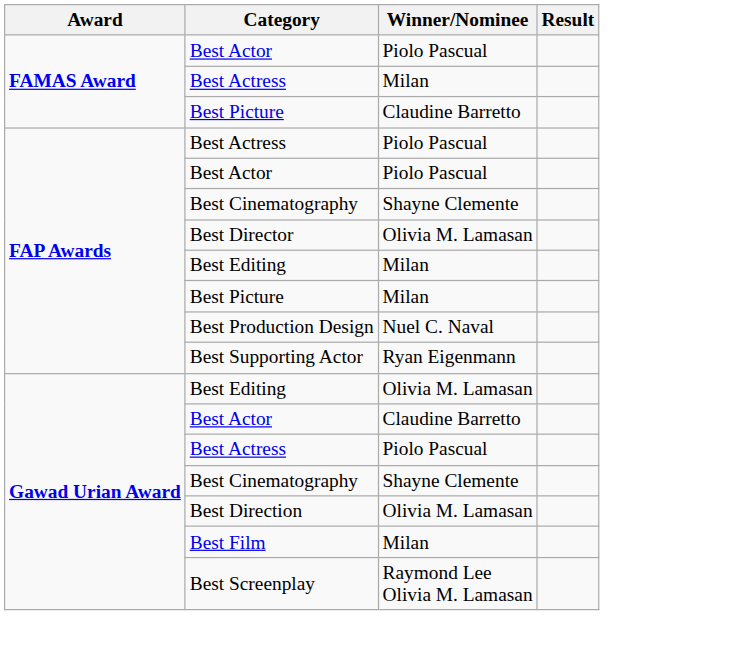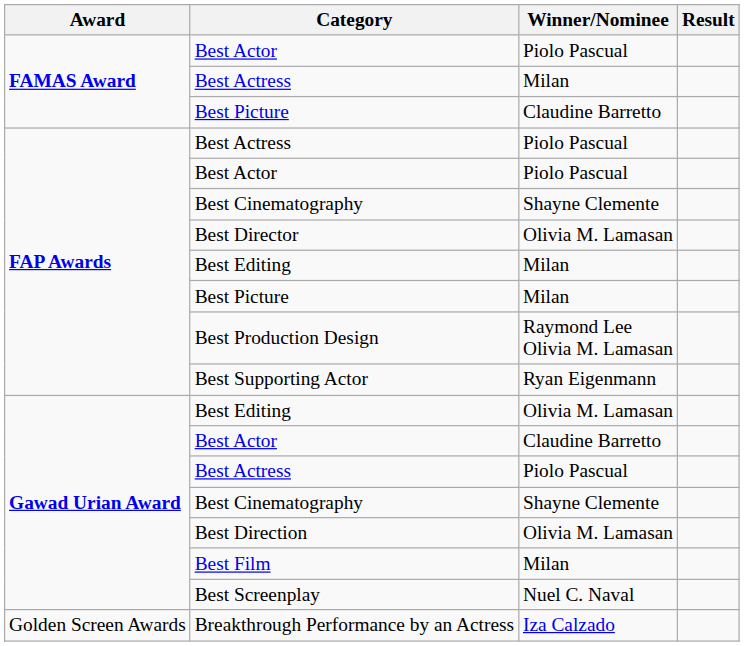(438, 326) Nuel C. Naval -> (598, 337) Raymond Lee Olivia M. Lamasan
(458, 583) Raymond Lee Olivia M. Lamasan -> (579, 594) Nuel C. Naval
+ row: (97, 625)
